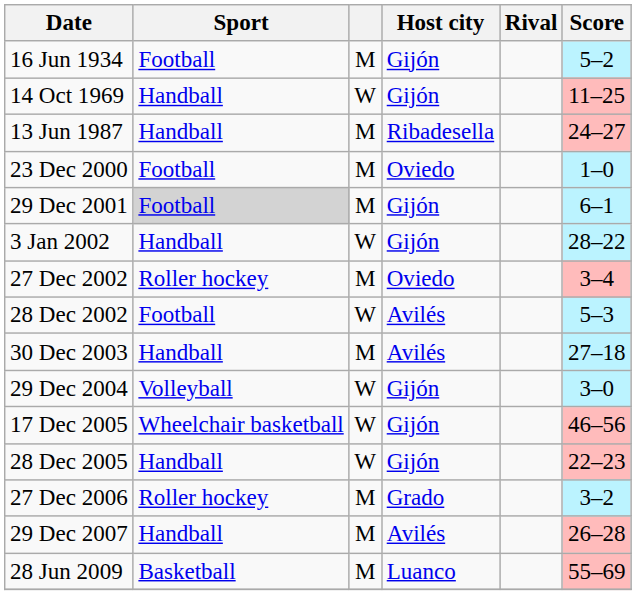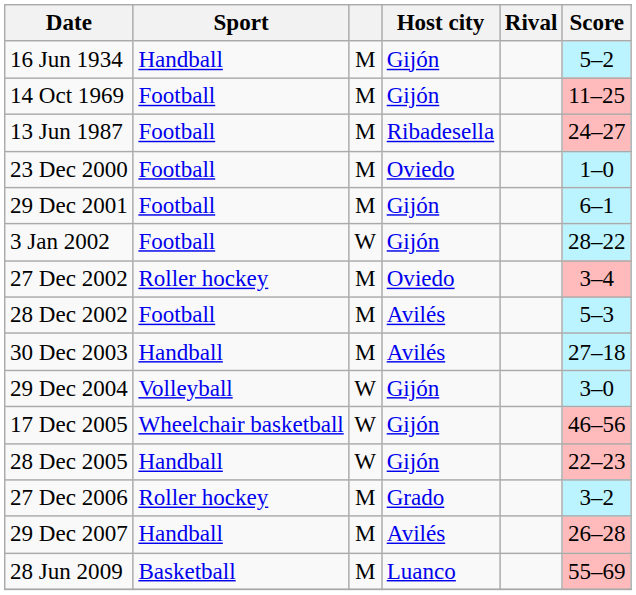(177, 59) Football -> (181, 59) Handball
(181, 95) Handball -> (177, 95) Football
(365, 95) W -> (365, 95) M
(181, 132) Handball -> (177, 132) Football
(177, 205) lightgrey background -> (177, 205) no background
(181, 242) Handball -> (177, 242) Football
(365, 315) W -> (365, 315) M
